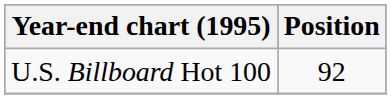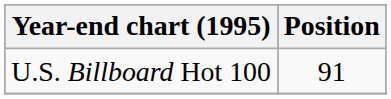(332, 70) 92 -> (332, 70) 91
